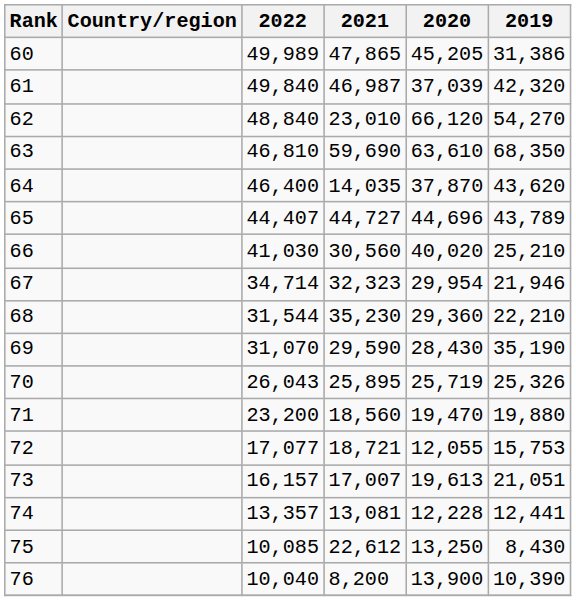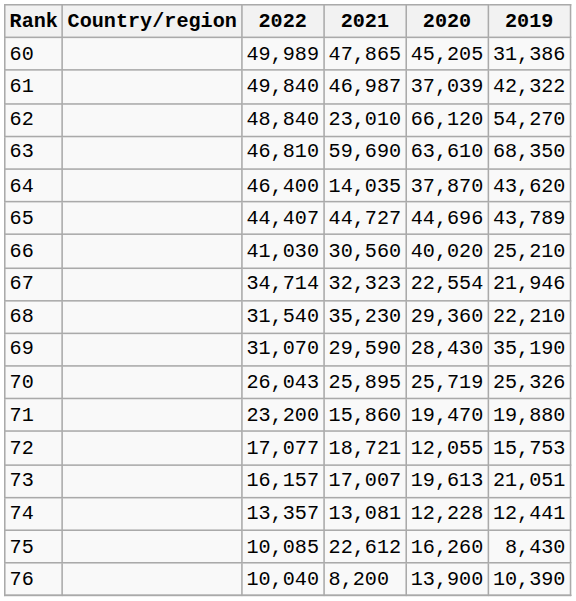(529, 87) 42,320 -> (529, 87) 42,322
(447, 284) 29,954 -> (447, 284) 22,554
(283, 317) 31,544 -> (283, 317) 31,540
(365, 415) 18,560 -> (365, 415) 15,860
(447, 547) 13,250 -> (447, 547) 16,260
